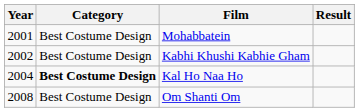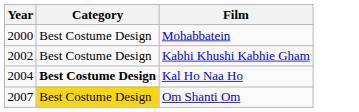- column: (333, 14)
(20, 35) 2001 -> (20, 35) 2000
(20, 96) 2008 -> (20, 96) 2007
(95, 96) no background -> (95, 96) gold background
